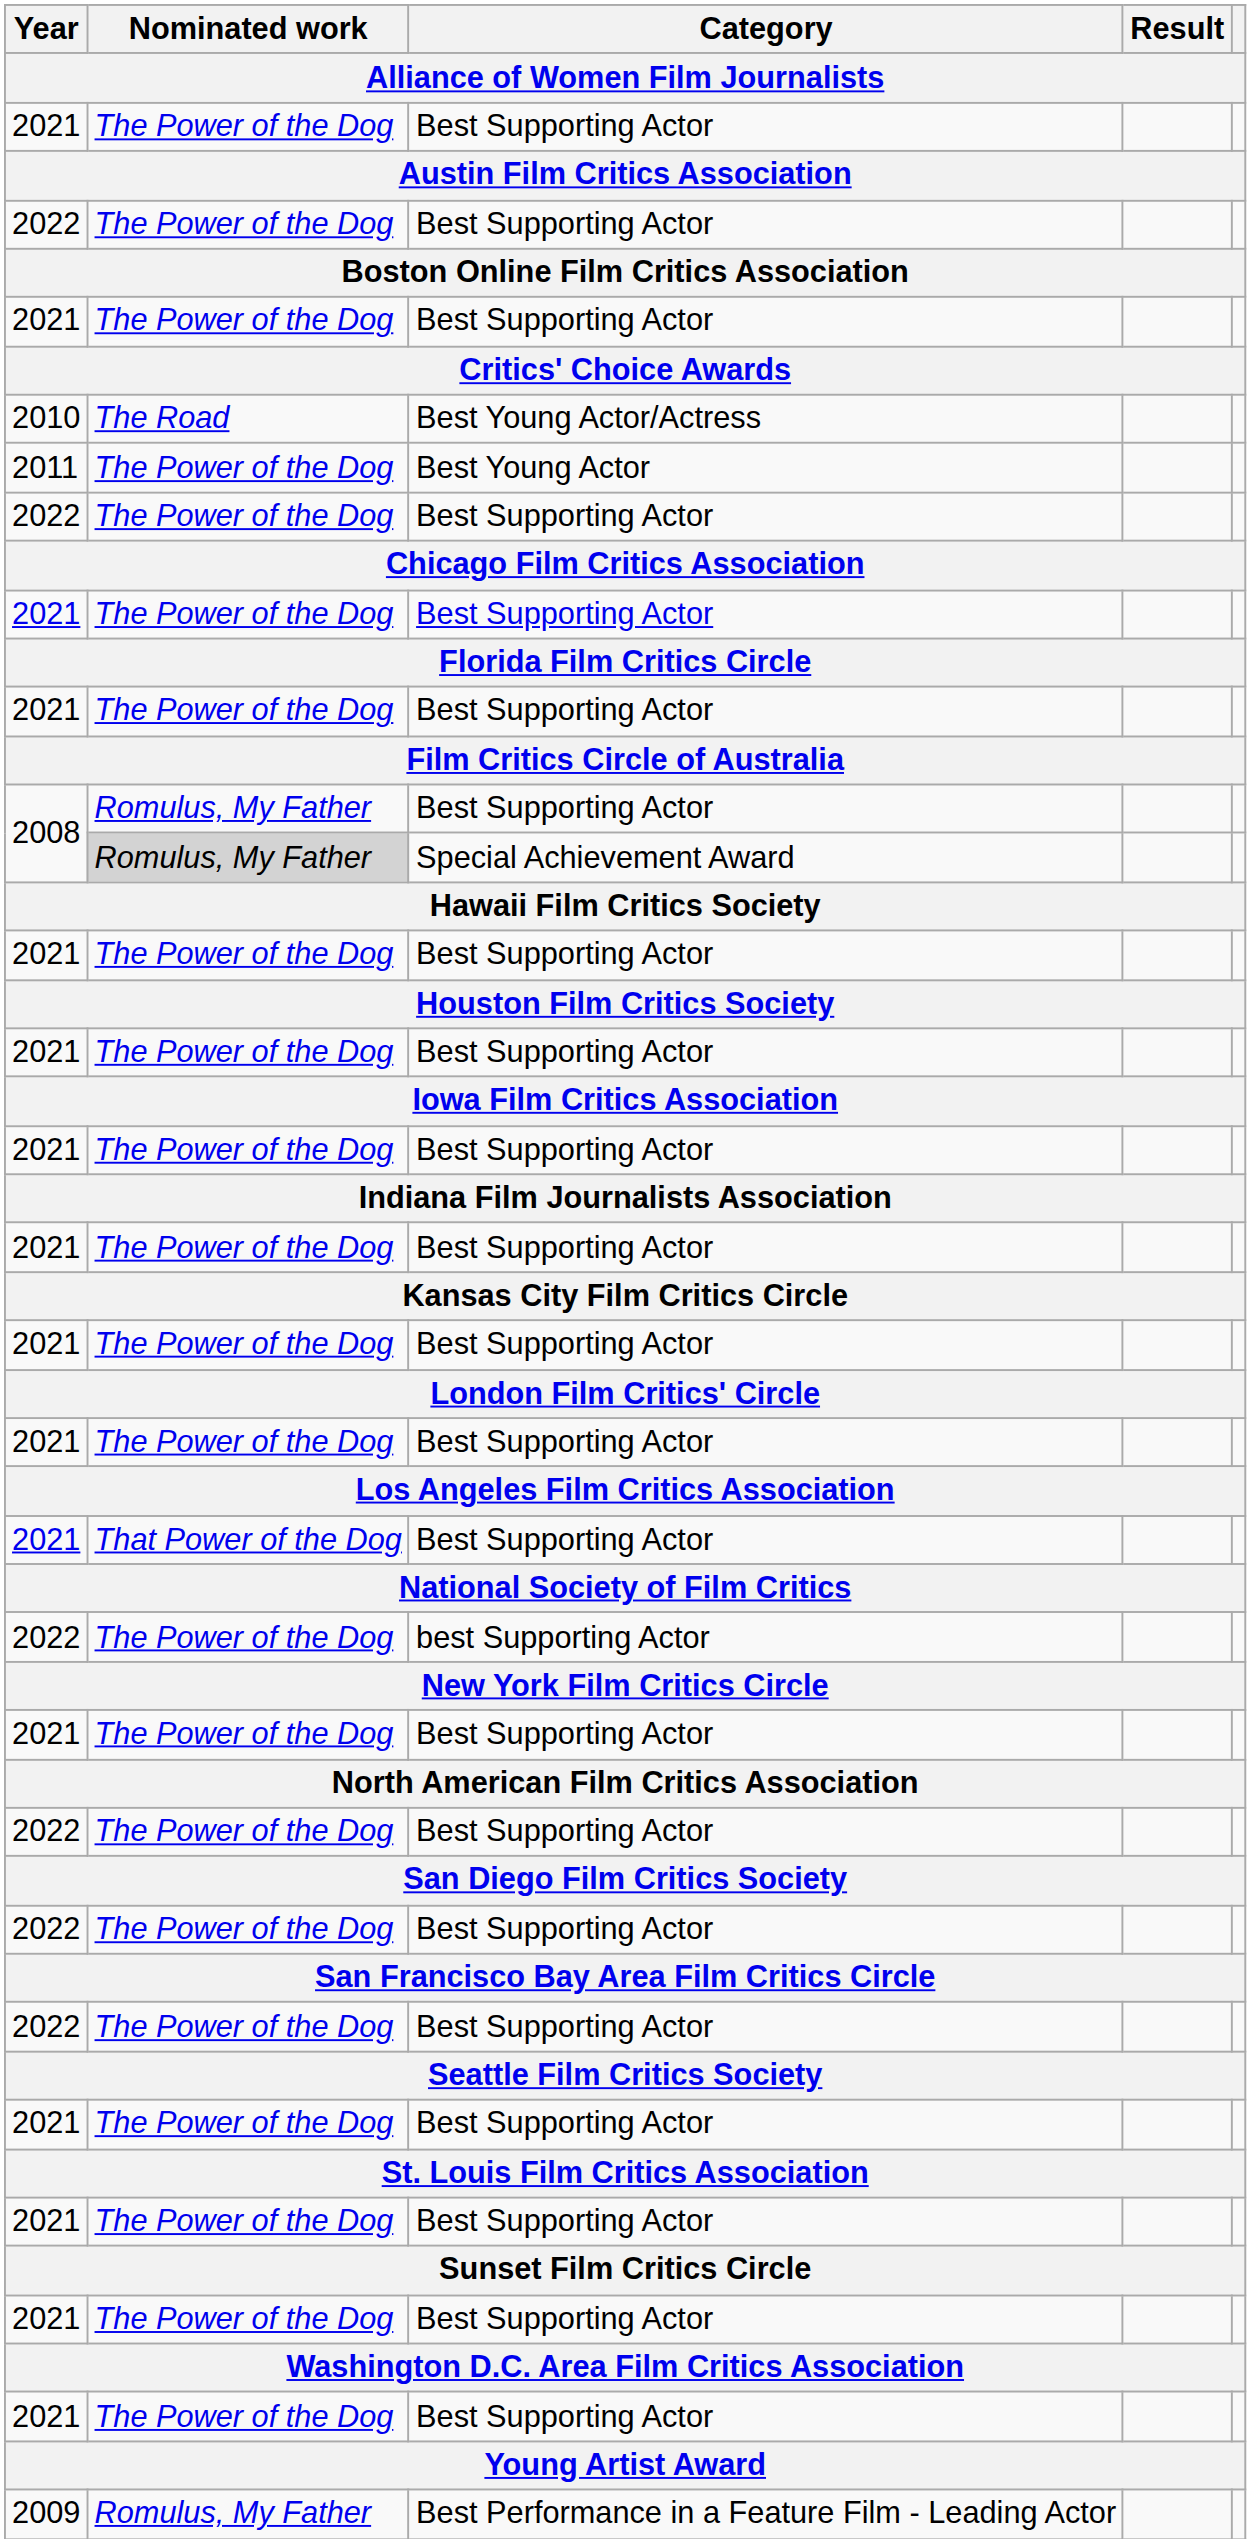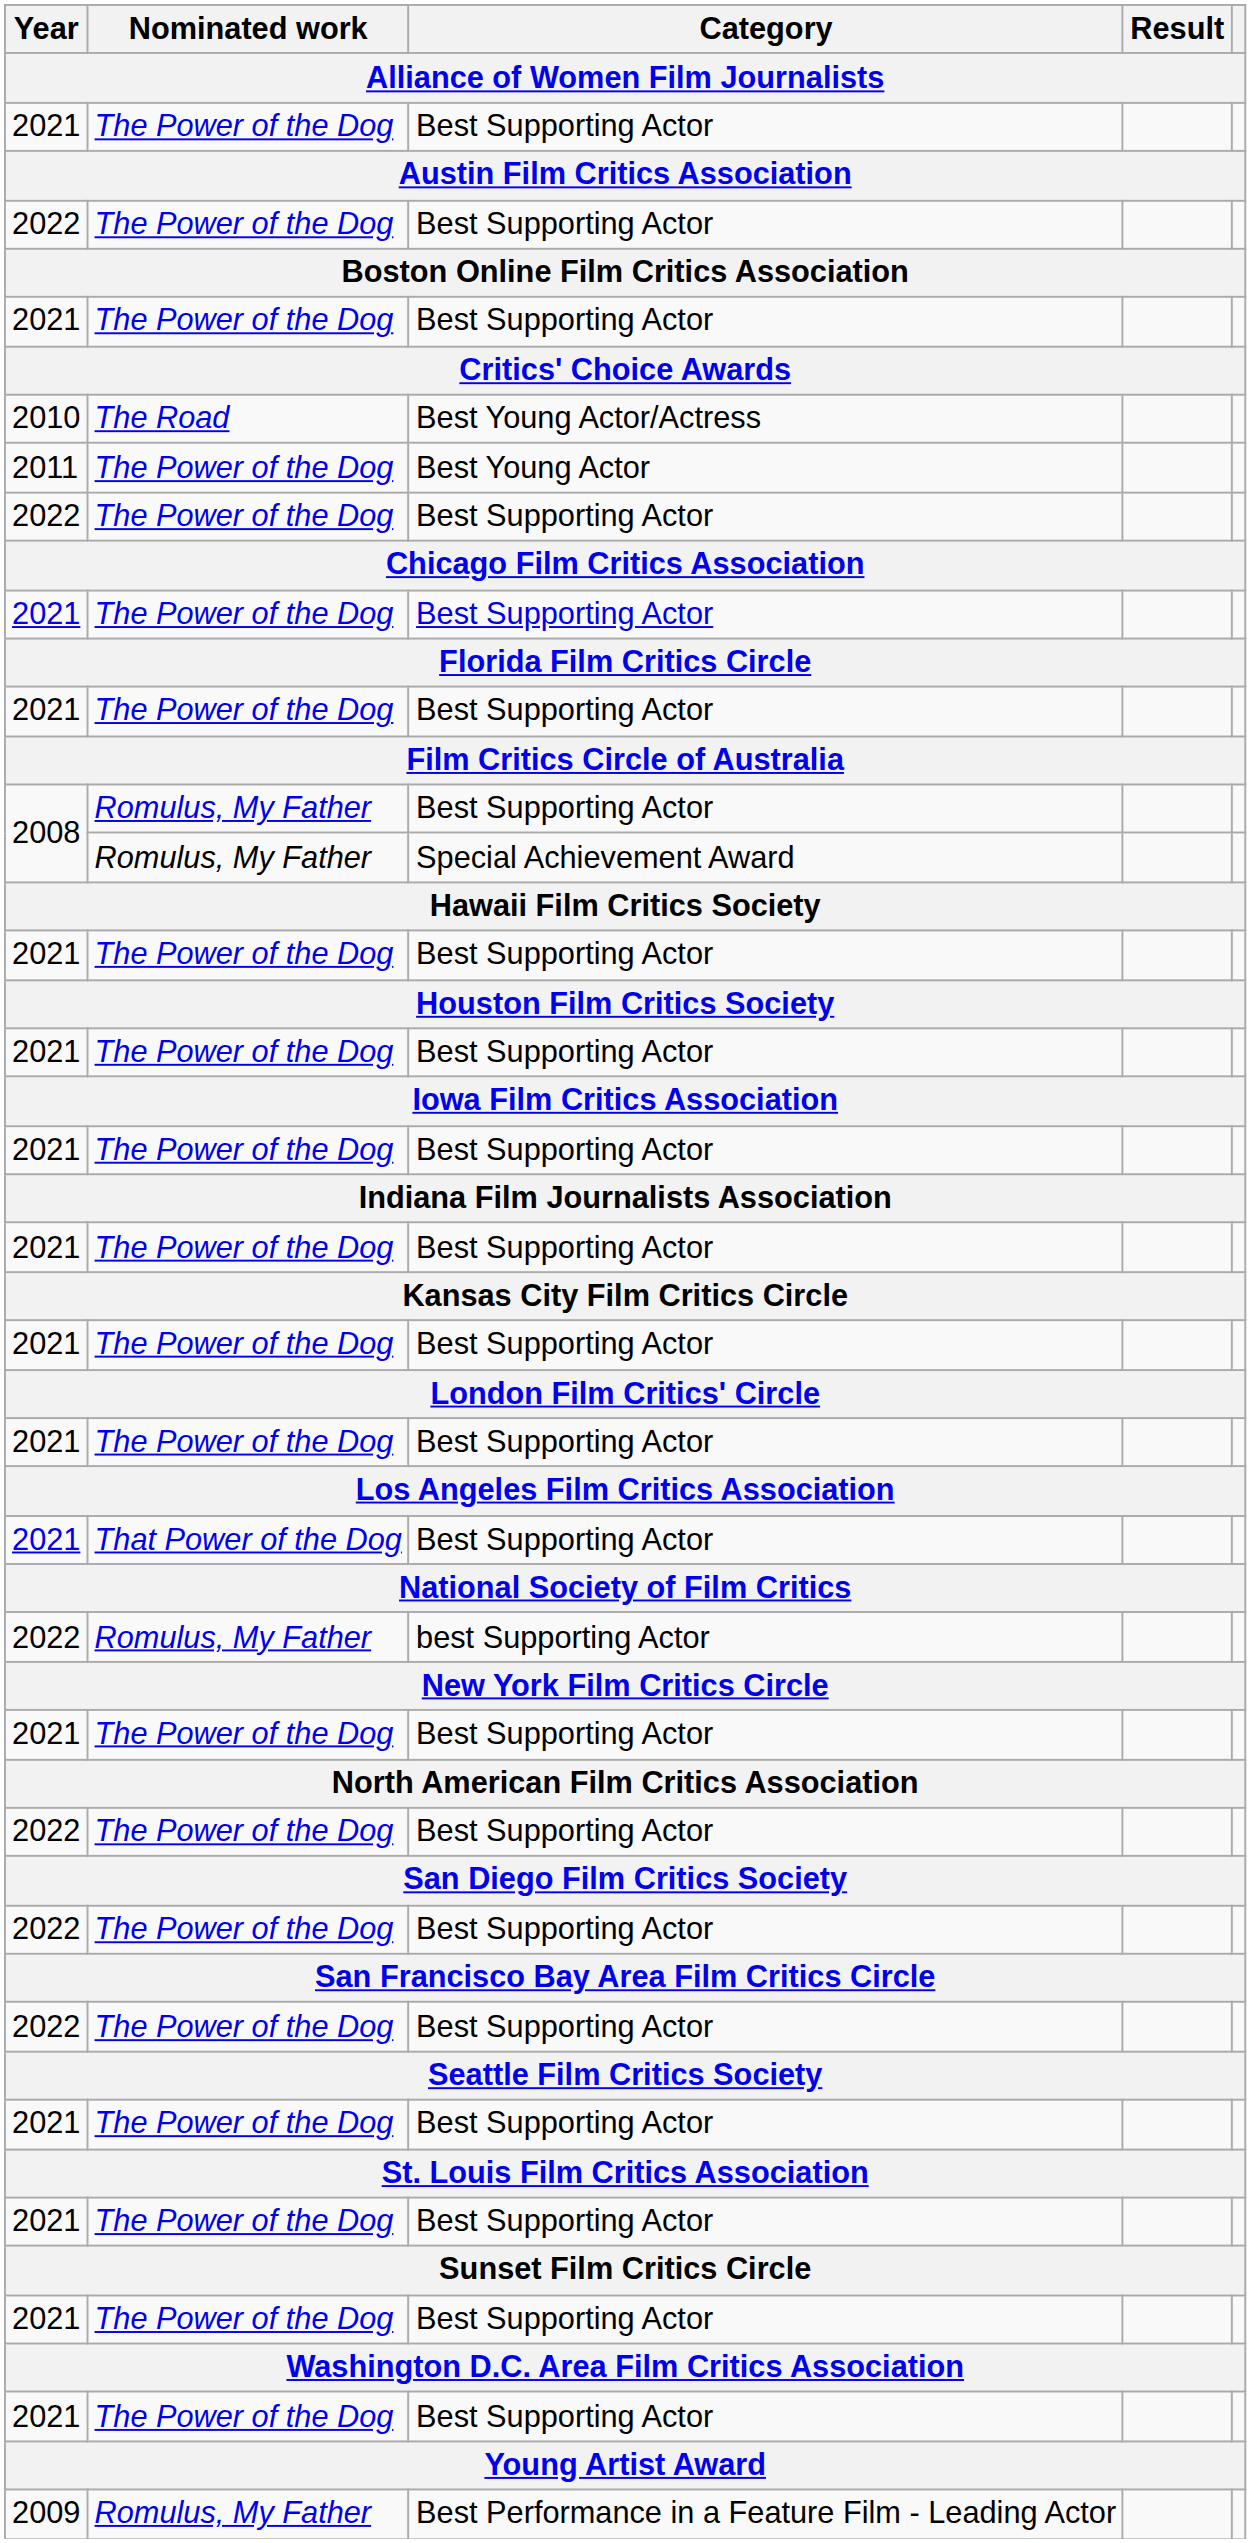(233, 857) lightgrey background -> (233, 857) no background
(244, 1636) The Power of the Dog -> (233, 1636) Romulus, My Father
